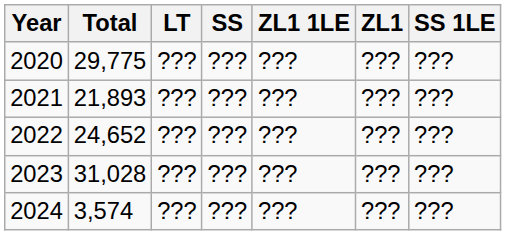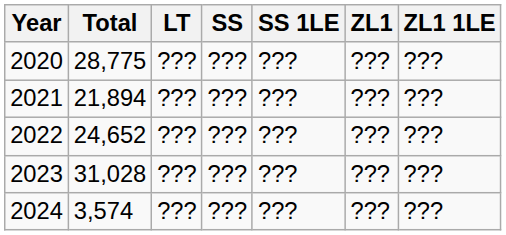columns swapped: (455, 23) <-> (304, 23)
(110, 60) 29,775 -> (110, 60) 28,775
(110, 98) 21,893 -> (110, 98) 21,894
